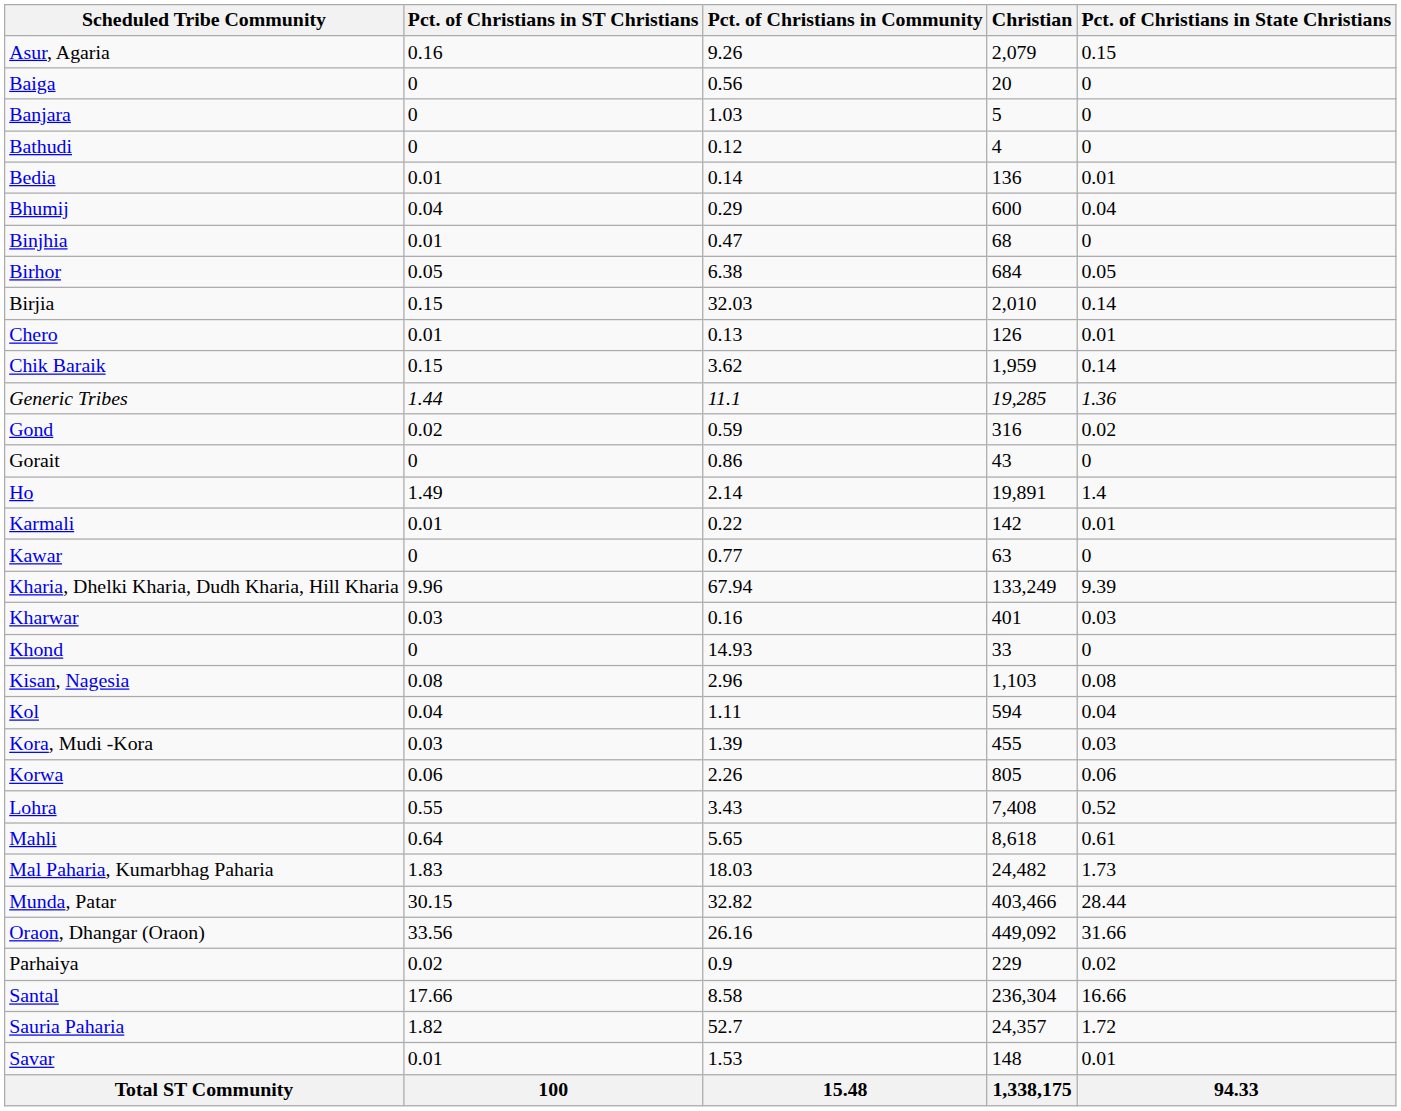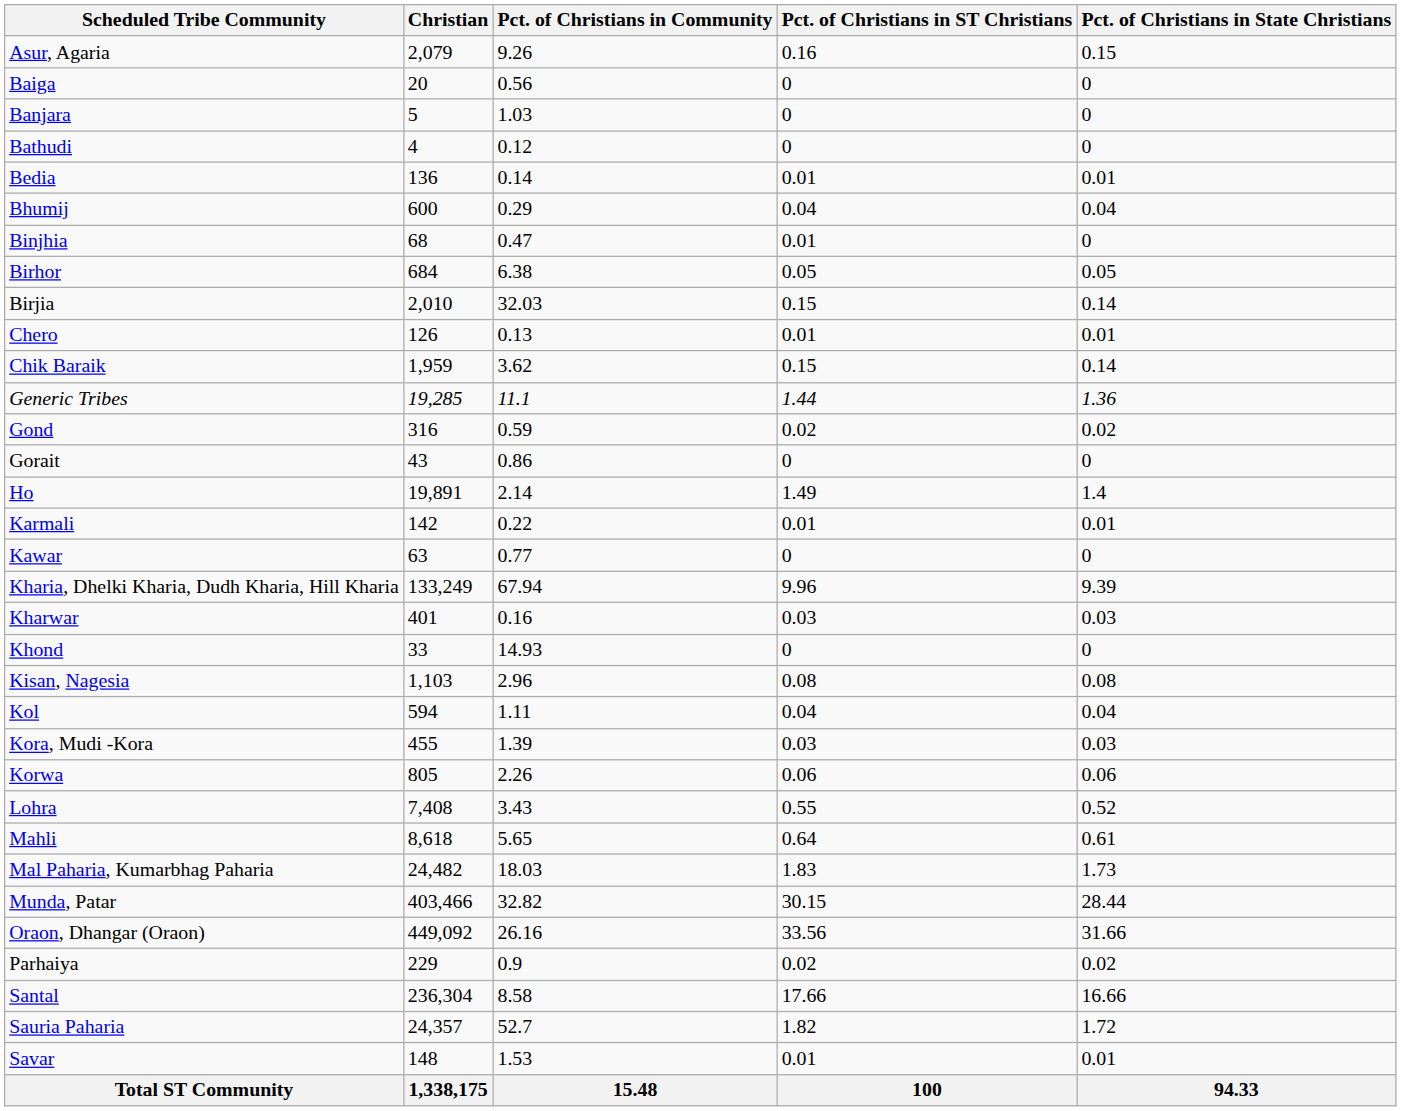columns swapped: (1032, 20) <-> (553, 20)
